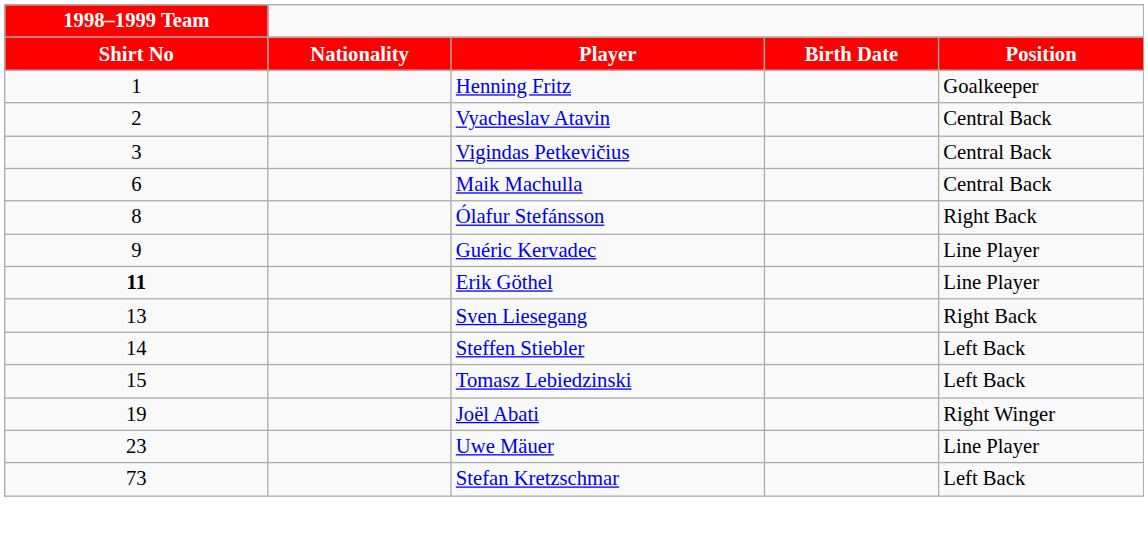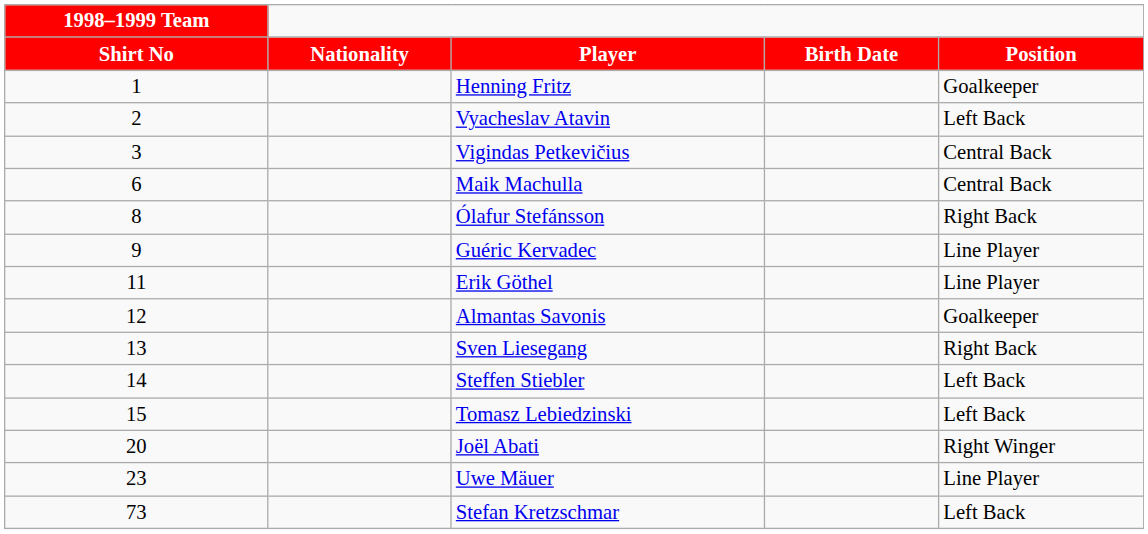(997, 119) Central Back -> (984, 119) Left Back
(136, 282) bold -> (136, 282) normal
+ row: (531, 315)
(136, 413) 19 -> (136, 446) 20
